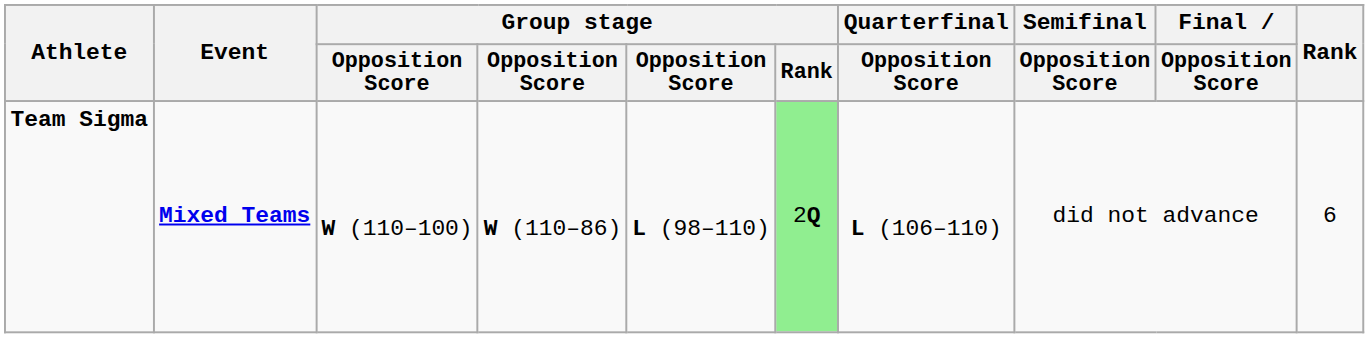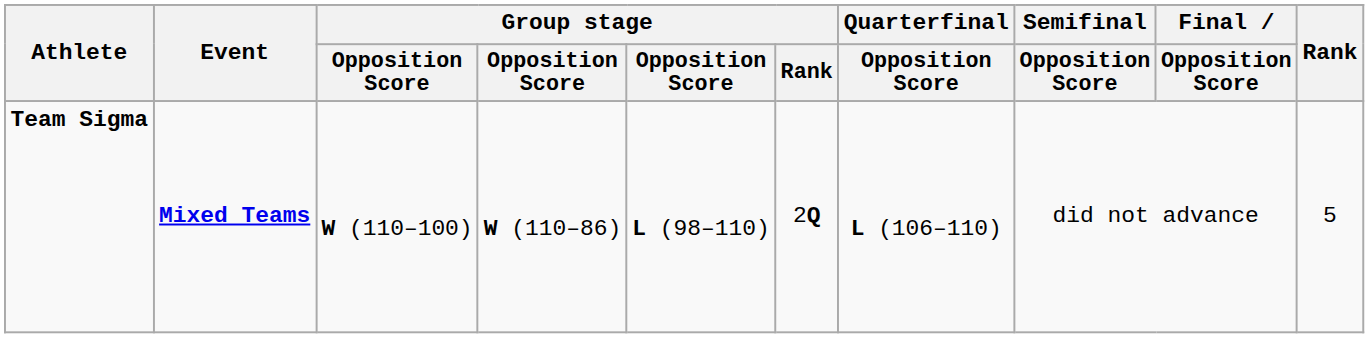(807, 216) lightgreen background -> (807, 216) no background
(1330, 216) 6 -> (1330, 216) 5
